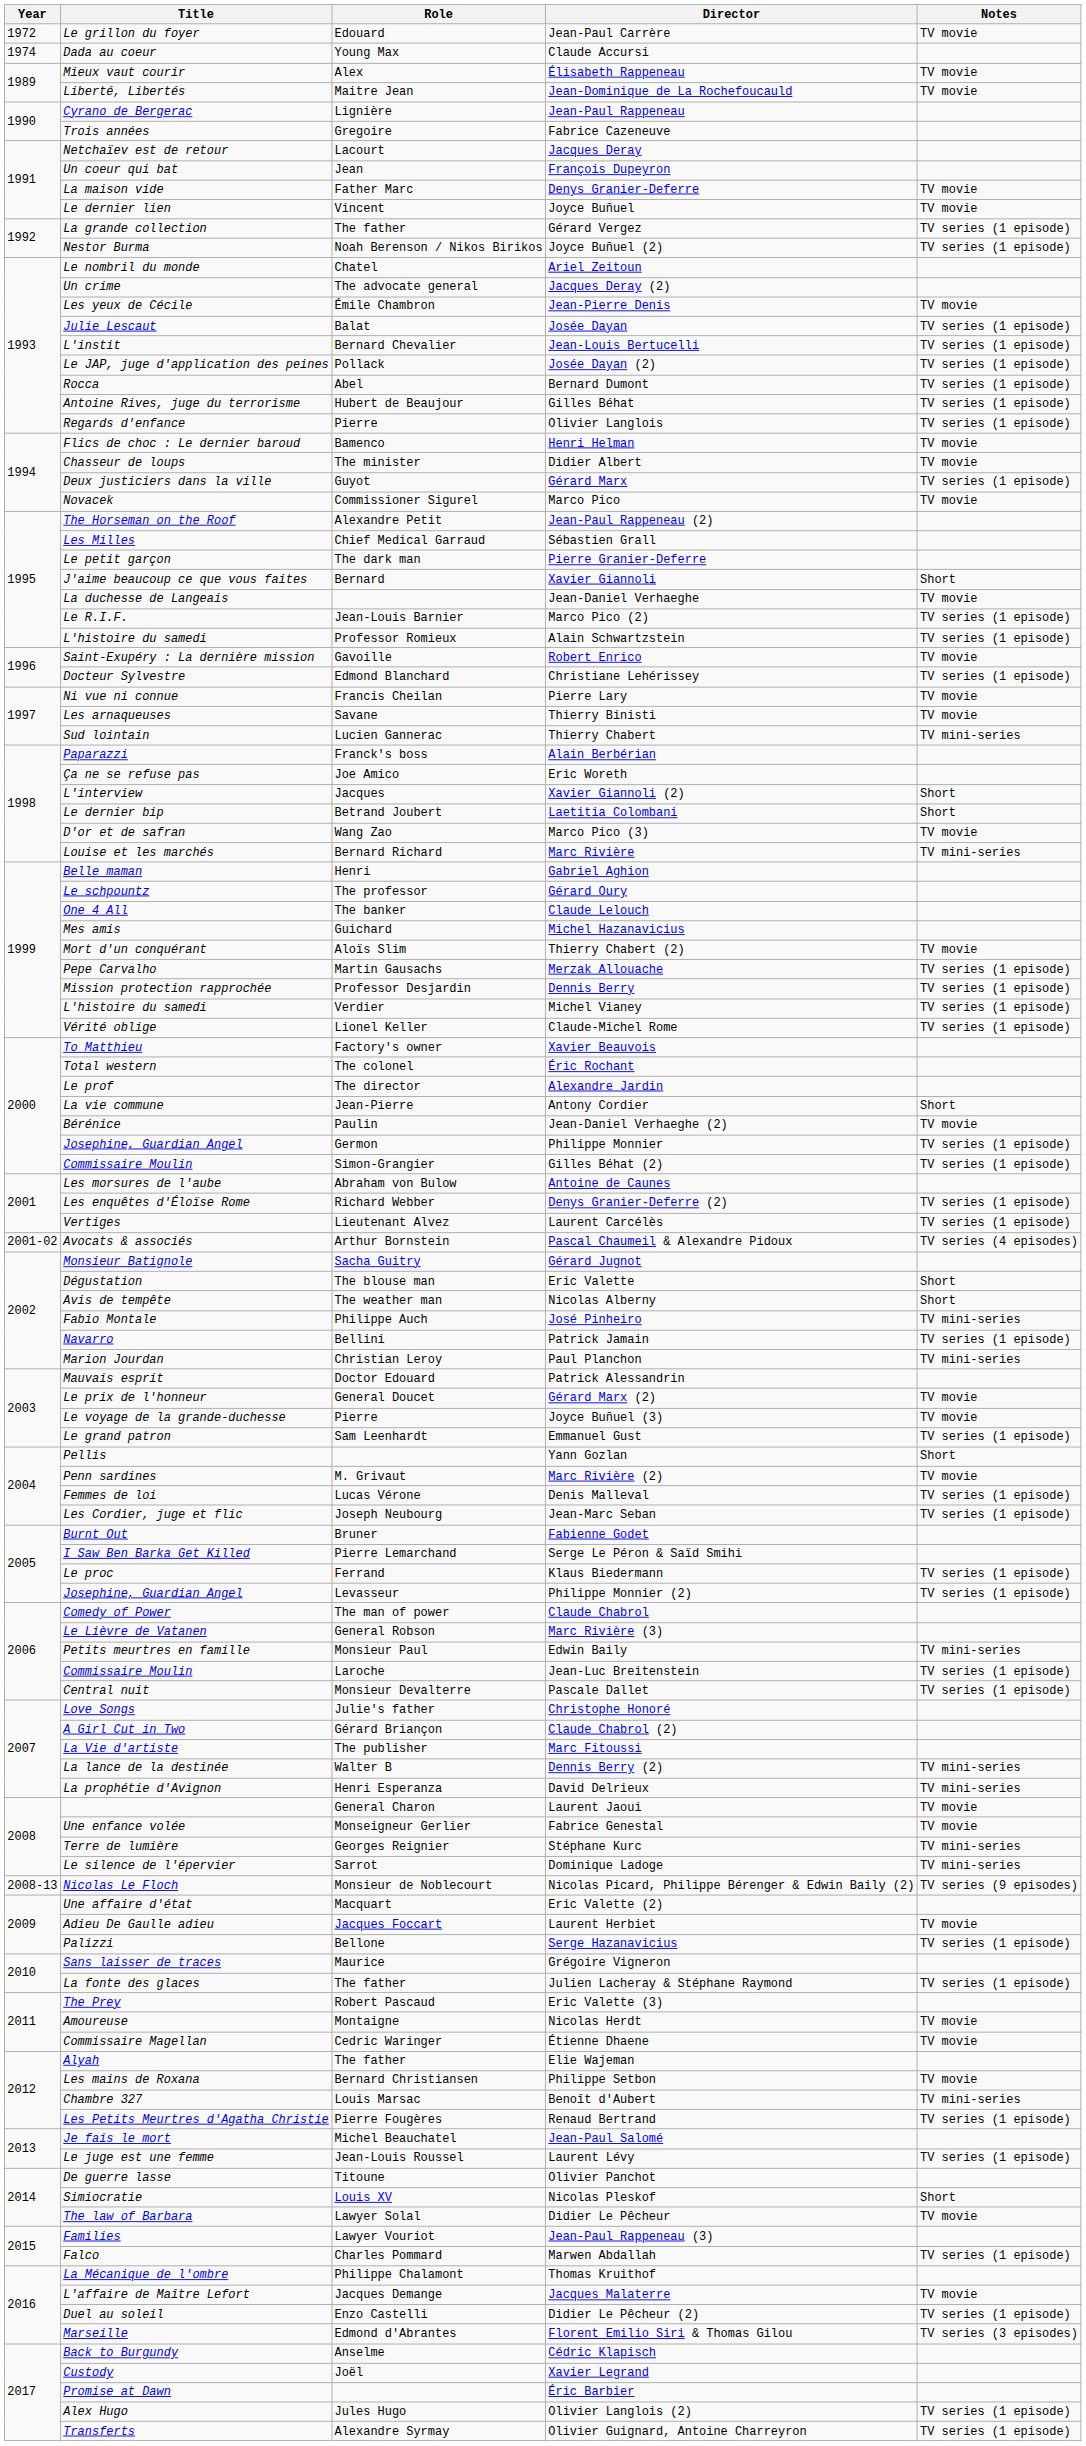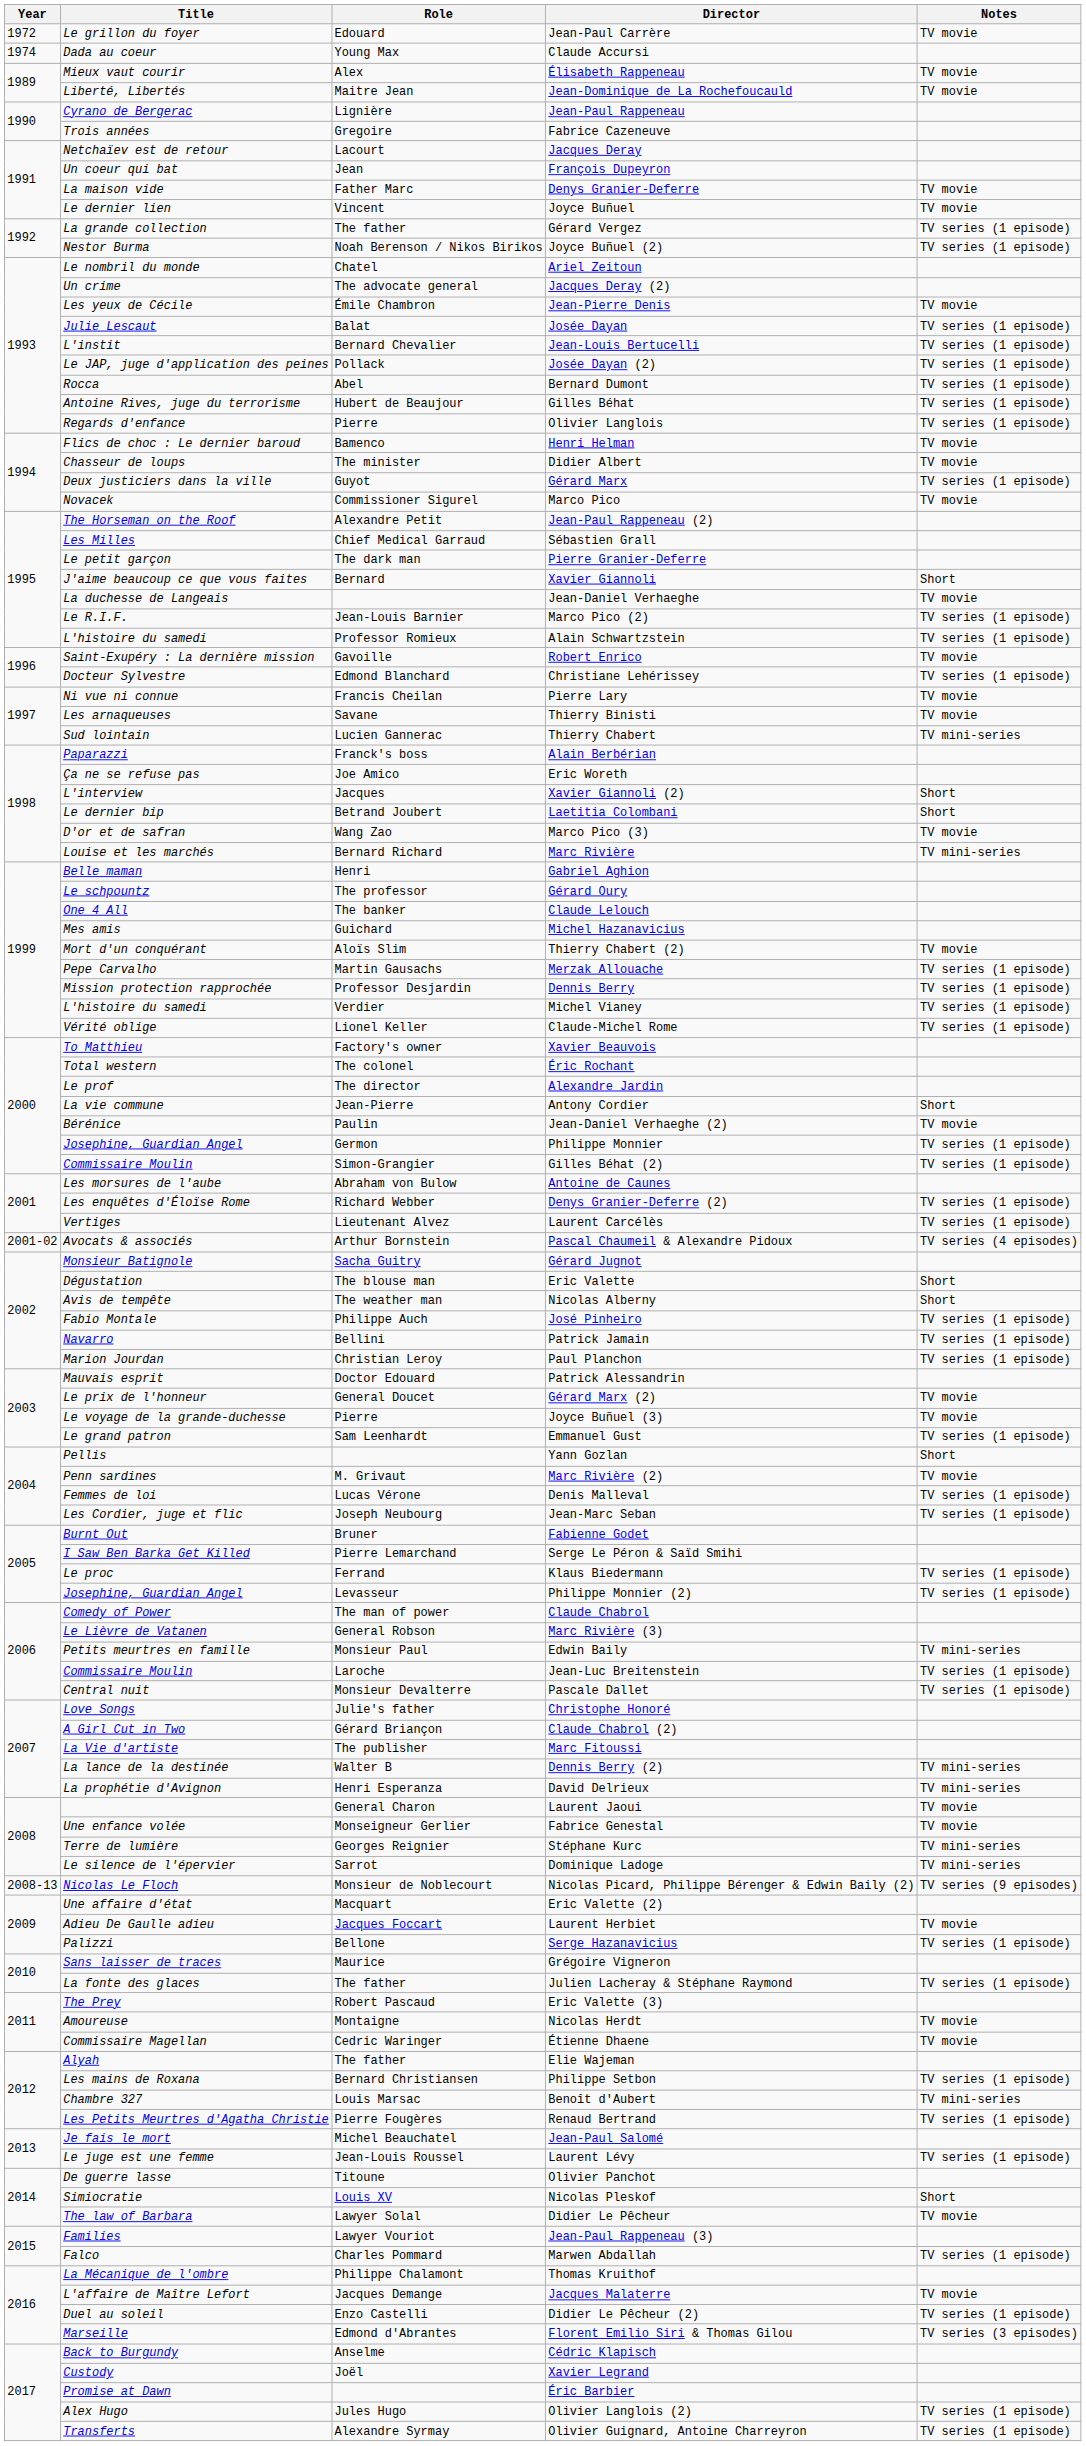(970, 1320) TV mini-series -> (995, 1320) TV series (1 episode)
(970, 1359) TV mini-series -> (995, 1359) TV series (1 episode)
(949, 2080) TV movie -> (995, 2080) TV series (1 episode)
